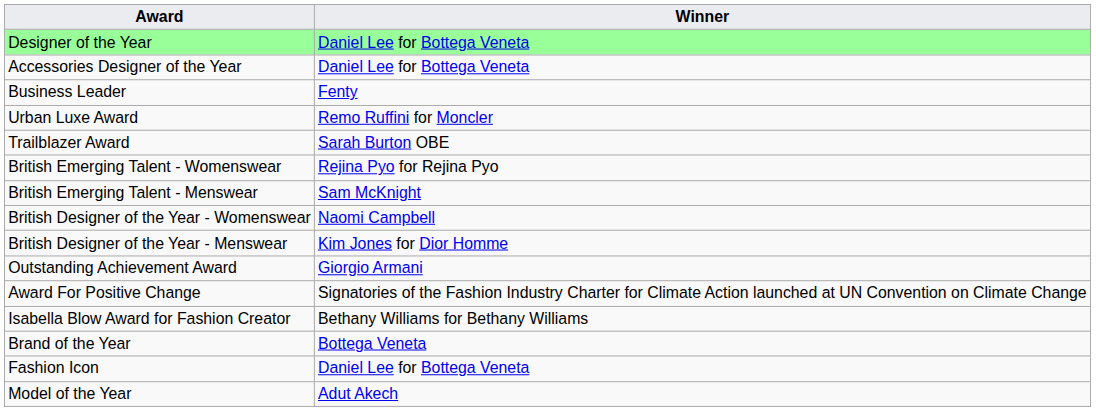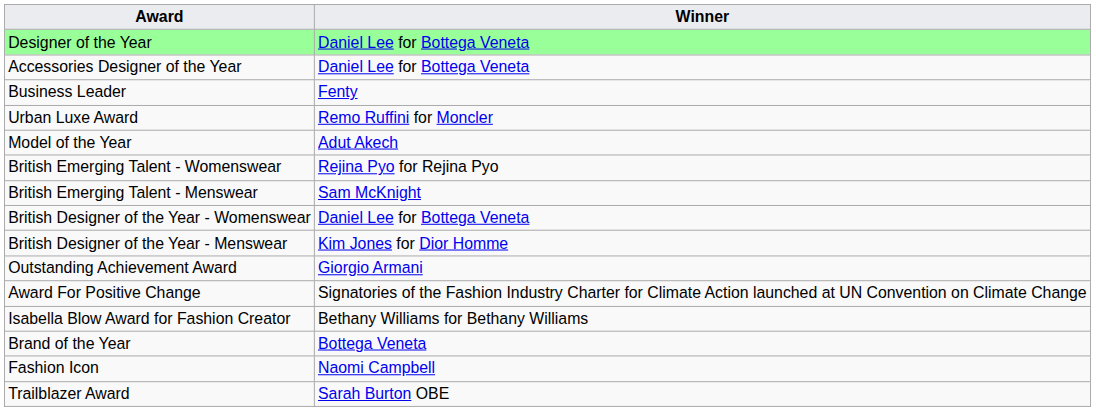rows swapped: (70, 393) <-> (69, 142)
(377, 218) Naomi Campbell -> (424, 218) Daniel Lee for Bottega Veneta
(424, 368) Daniel Lee for Bottega Veneta -> (377, 368) Naomi Campbell
